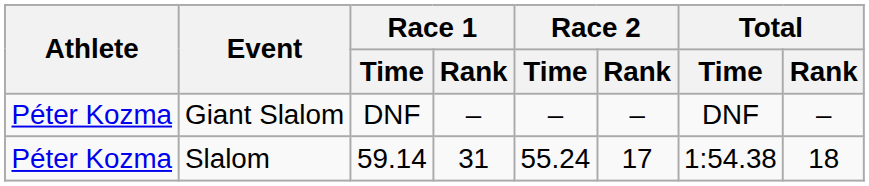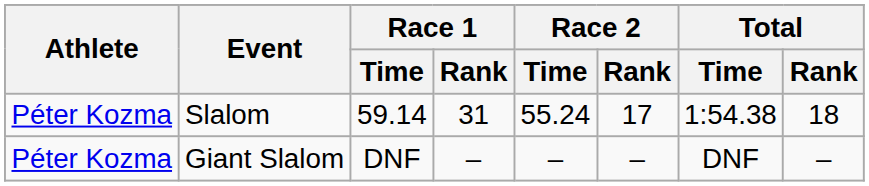rows swapped: (265, 115) <-> (228, 159)
